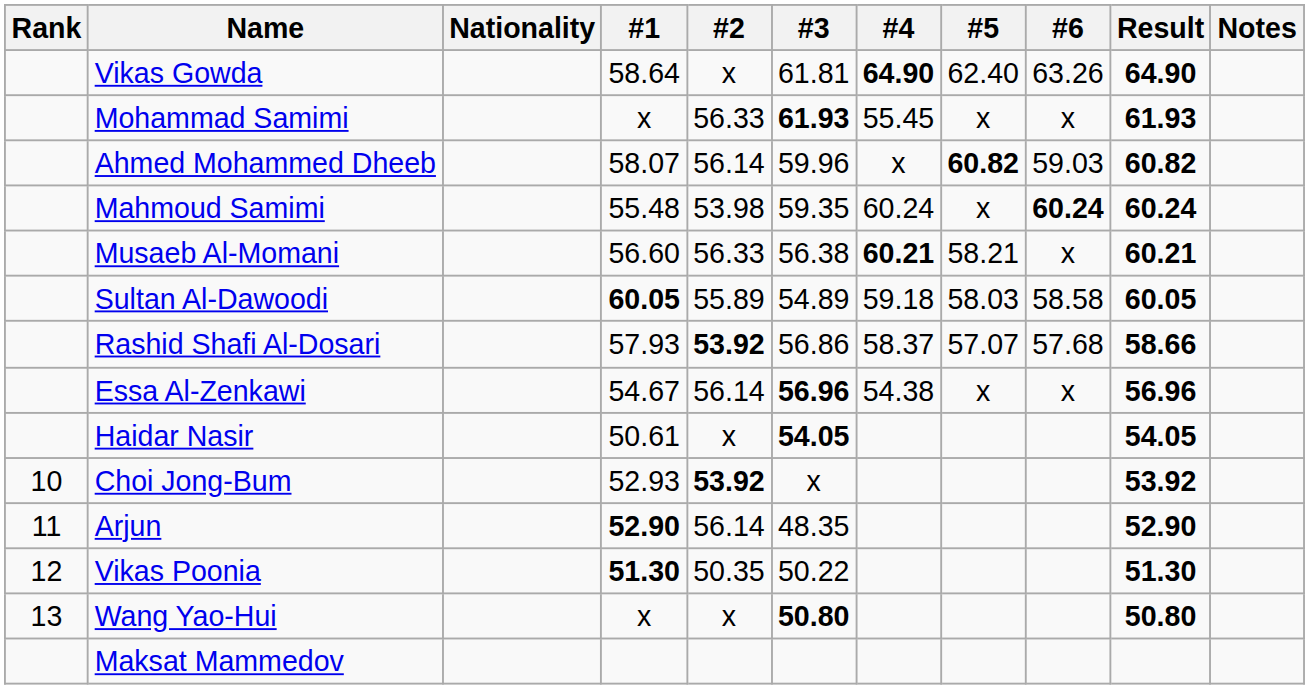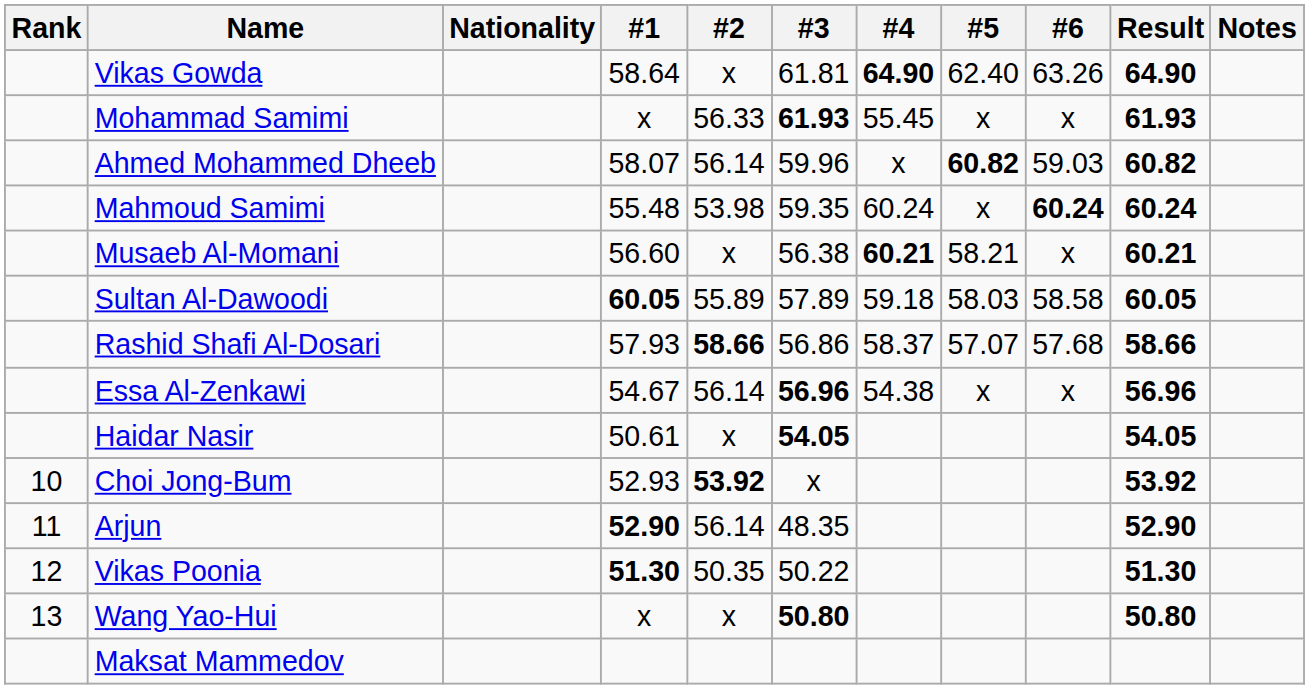(729, 254) 56.33 -> (729, 254) x
(814, 299) 54.89 -> (814, 299) 57.89
(729, 344) 53.92 -> (729, 344) 58.66
